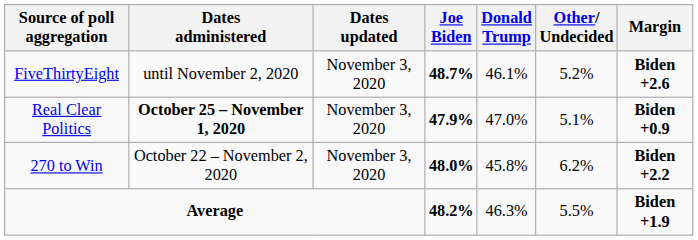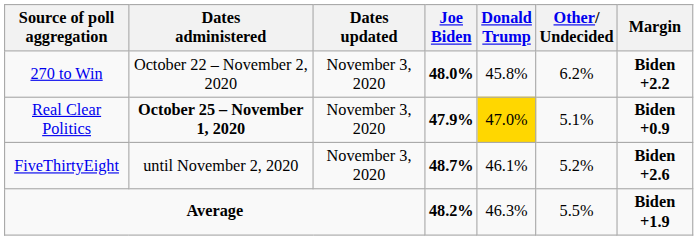rows swapped: (67, 166) <-> (67, 73)
(507, 120) no background -> (507, 120) gold background
